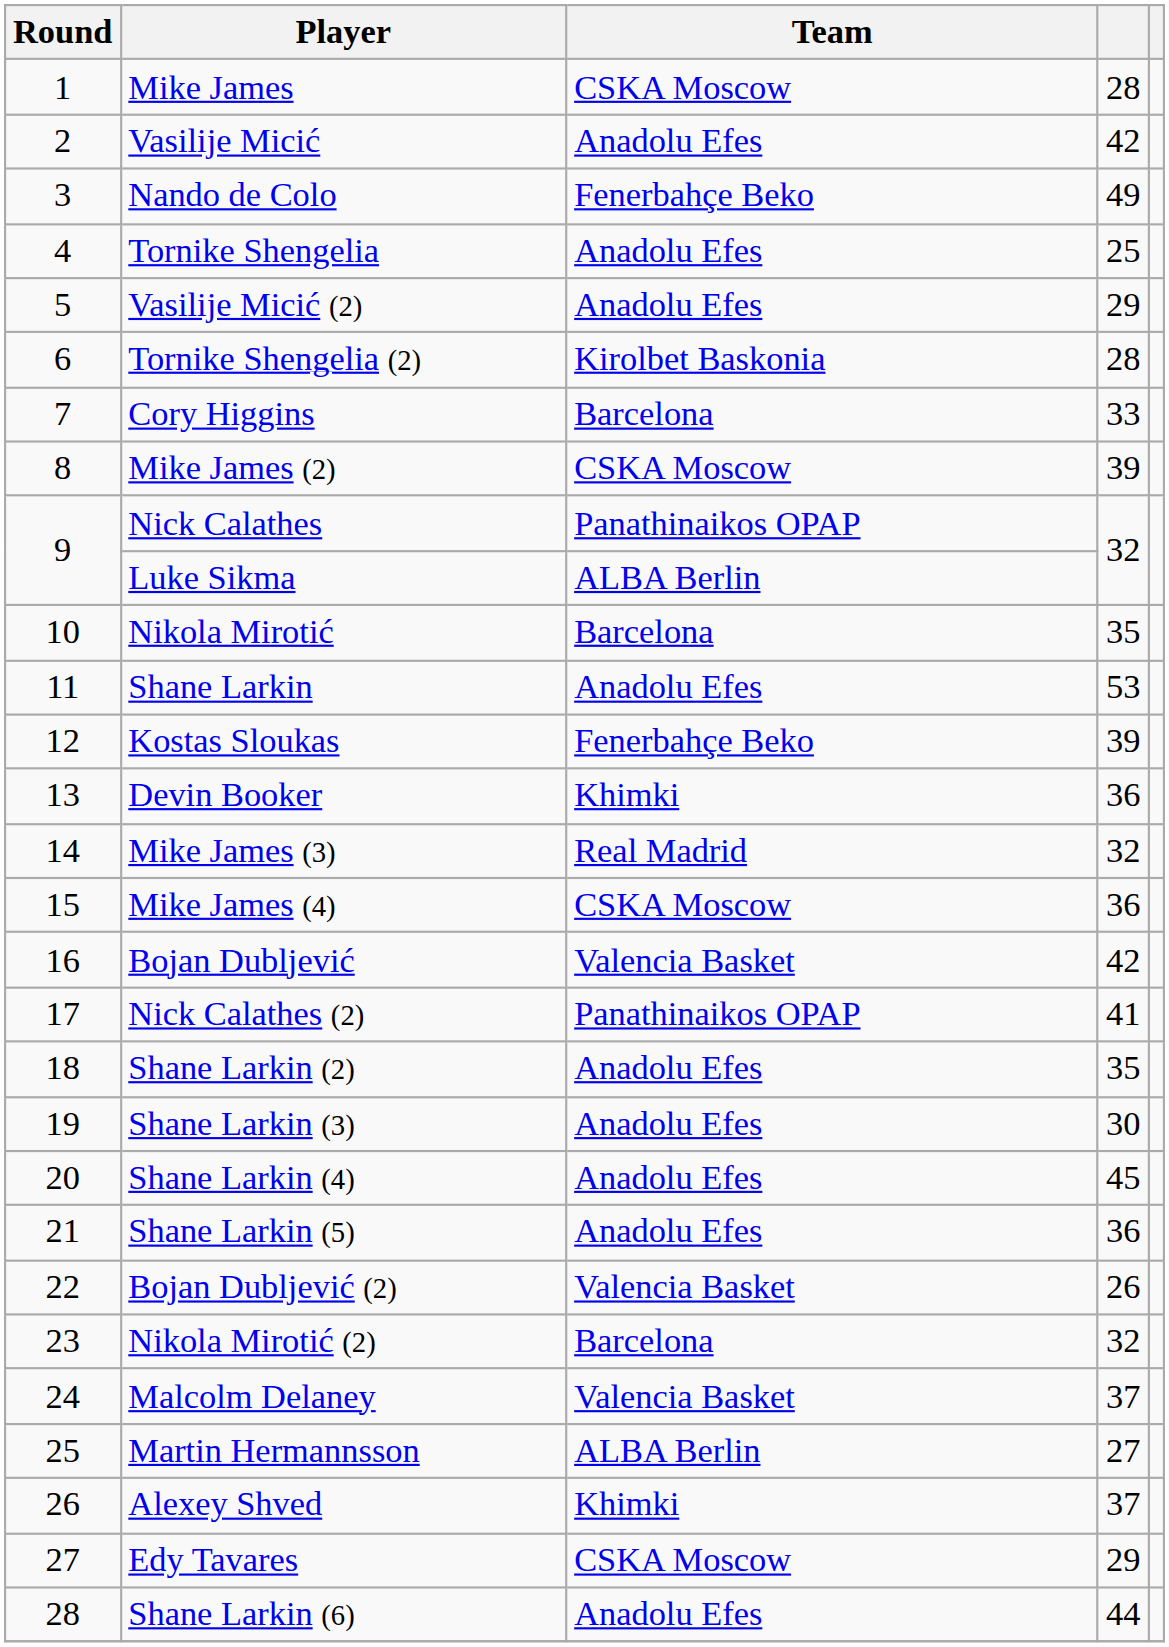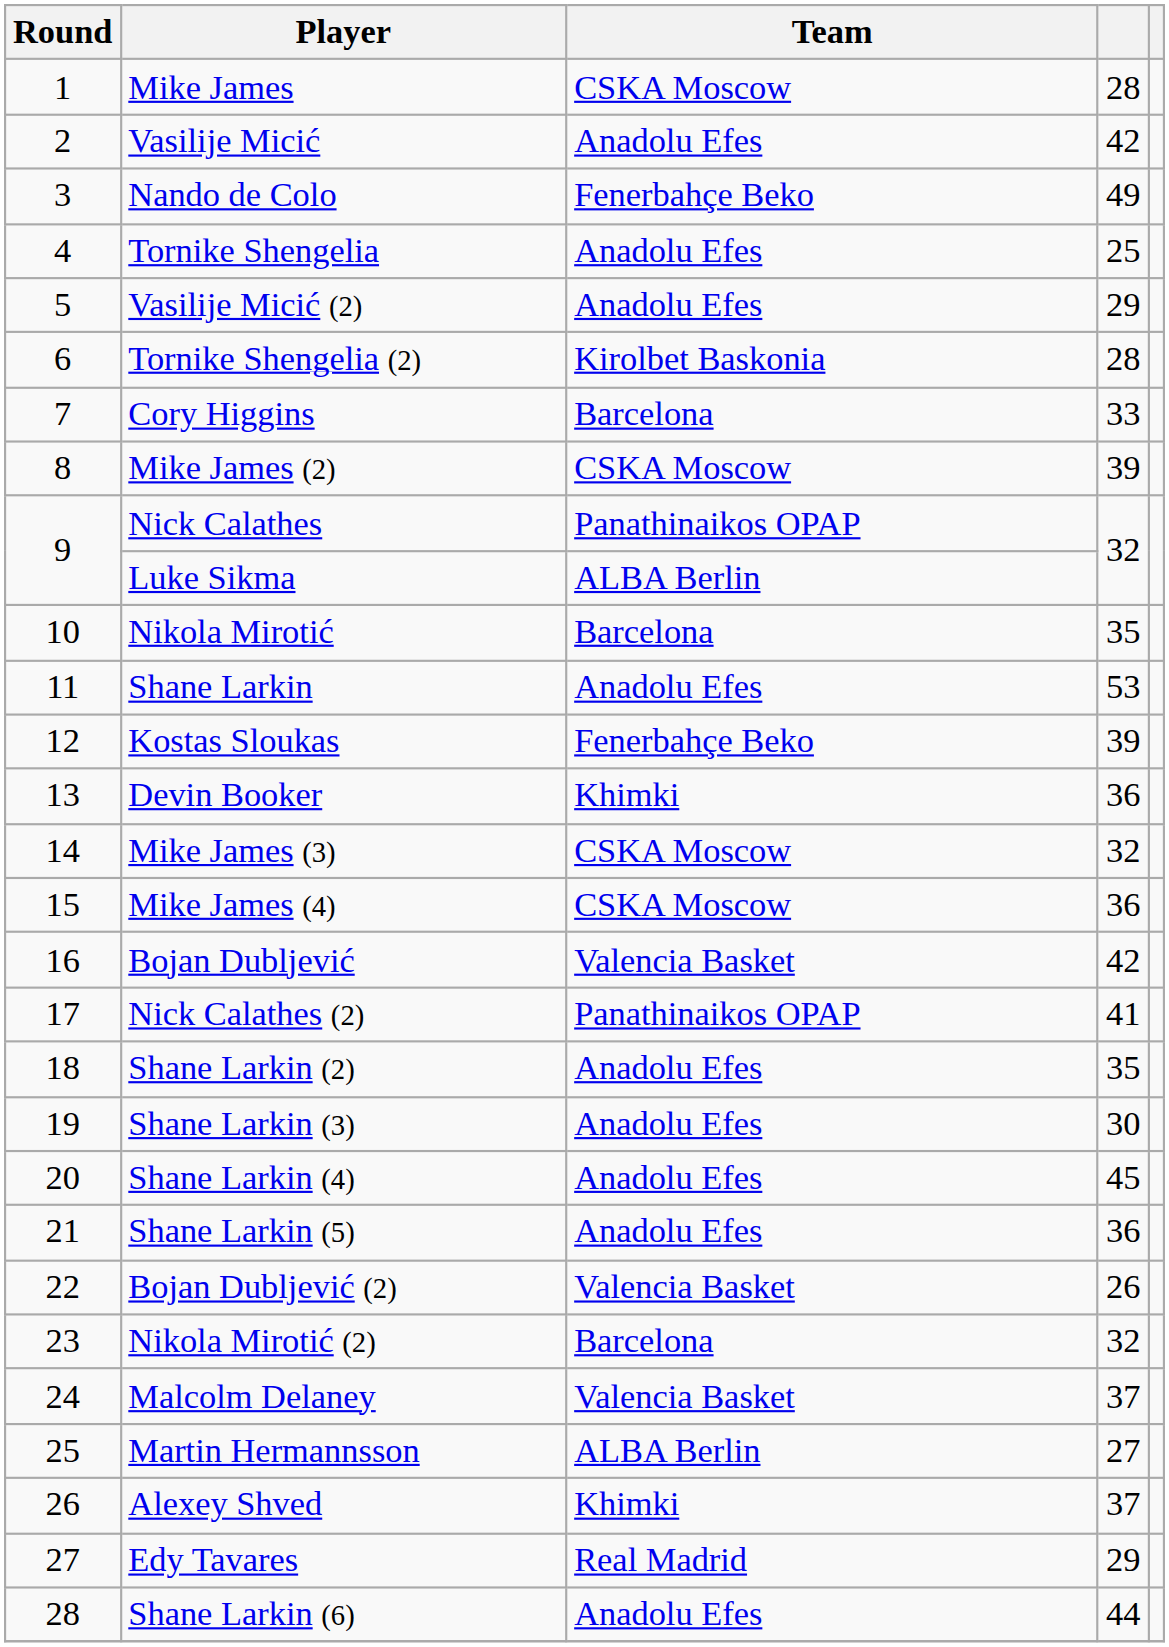(661, 850) Real Madrid -> (683, 850) CSKA Moscow
(683, 1559) CSKA Moscow -> (661, 1559) Real Madrid
